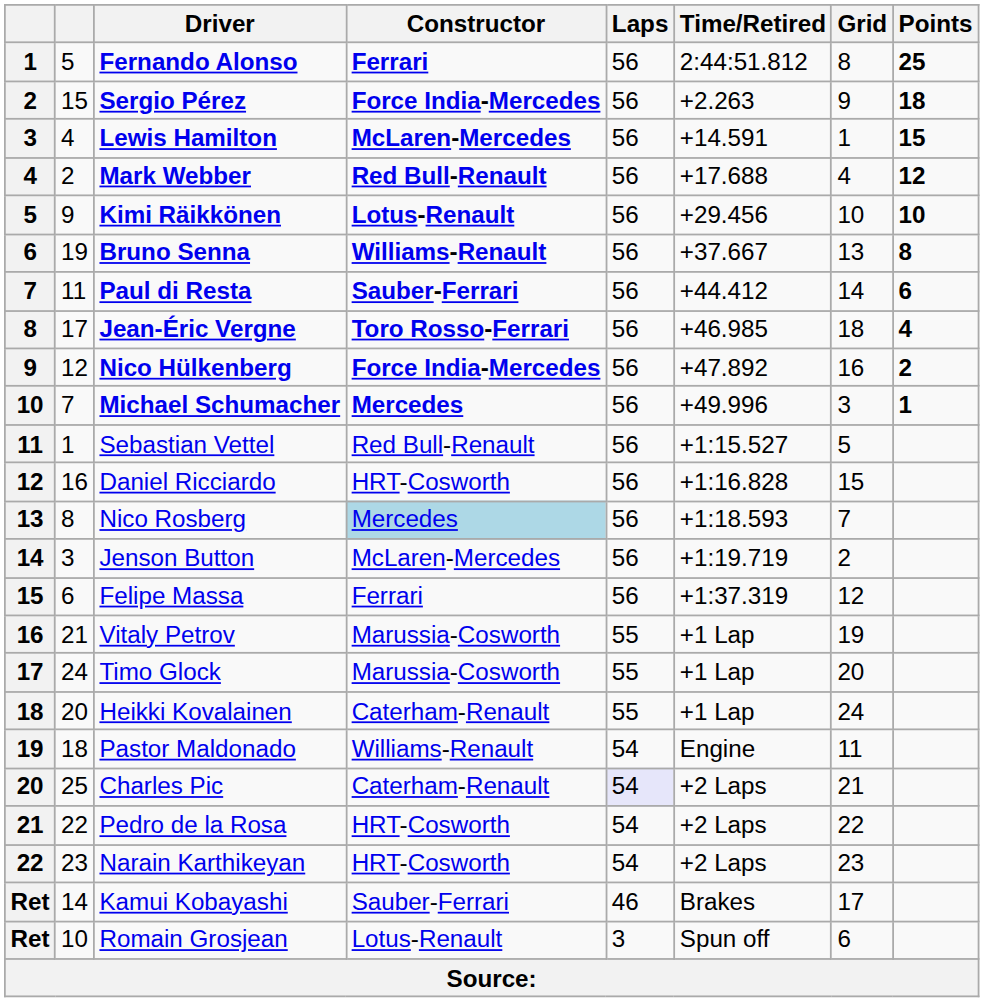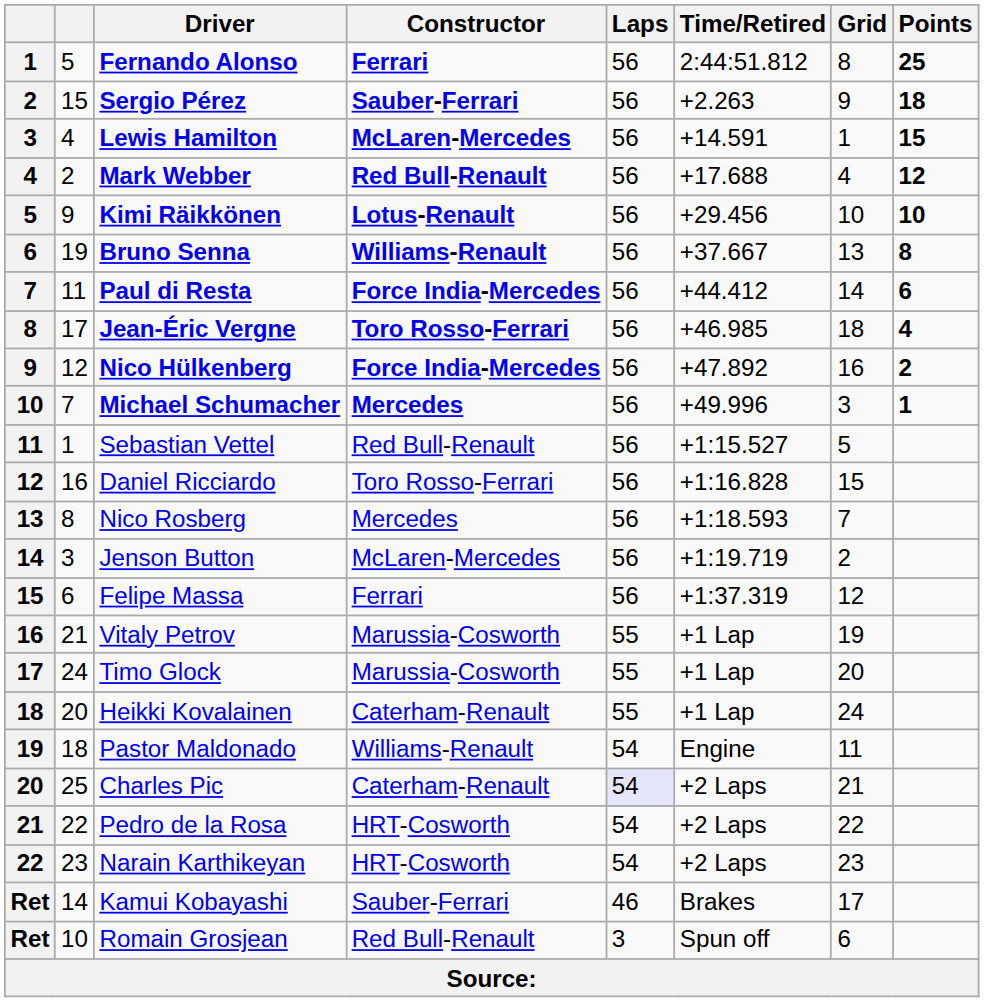(476, 100) Force India-Mercedes -> (435, 100) Sauber-Ferrari
(435, 291) Sauber-Ferrari -> (476, 291) Force India-Mercedes
(431, 481) HRT-Cosworth -> (452, 481) Toro Rosso-Ferrari
(405, 520) lightblue background -> (405, 520) no background
(427, 939) Lotus-Renault -> (443, 939) Red Bull-Renault
